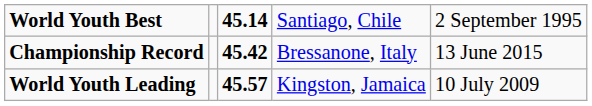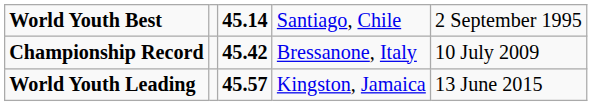(489, 52) 13 June 2015 -> (487, 52) 10 July 2009
(487, 84) 10 July 2009 -> (489, 84) 13 June 2015
